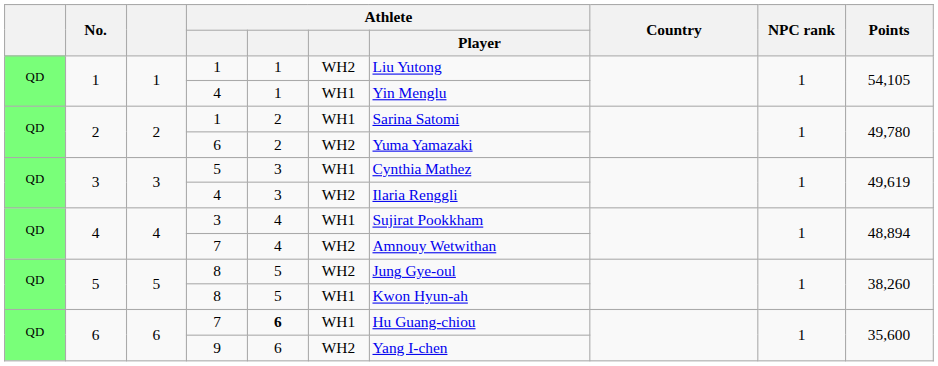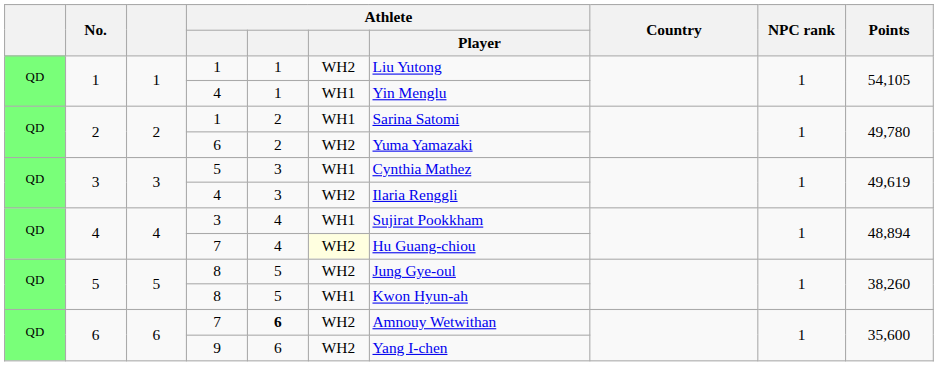(339, 246) no background -> (339, 246) lightyellow background
(434, 246) Amnouy Wetwithan -> (424, 246) Hu Guang-chiou
(339, 322) WH1 -> (339, 322) WH2
(424, 322) Hu Guang-chiou -> (434, 322) Amnouy Wetwithan
